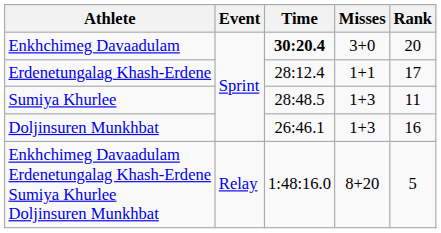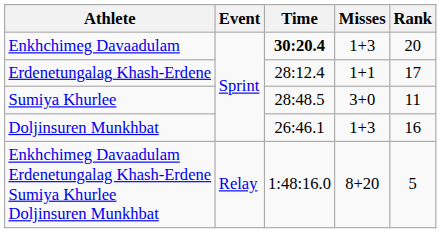(362, 45) 3+0 -> (362, 45) 1+3
(362, 100) 1+3 -> (362, 100) 3+0
